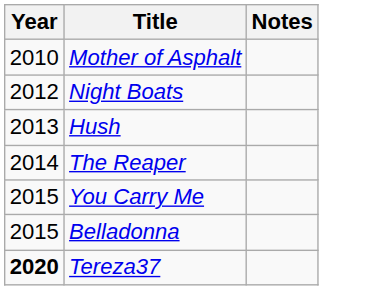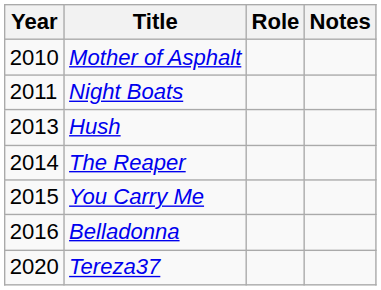+ column: (275, 22)
(34, 92) 2012 -> (34, 92) 2011
(34, 232) 2015 -> (34, 232) 2016
(34, 267) bold -> (34, 267) normal
